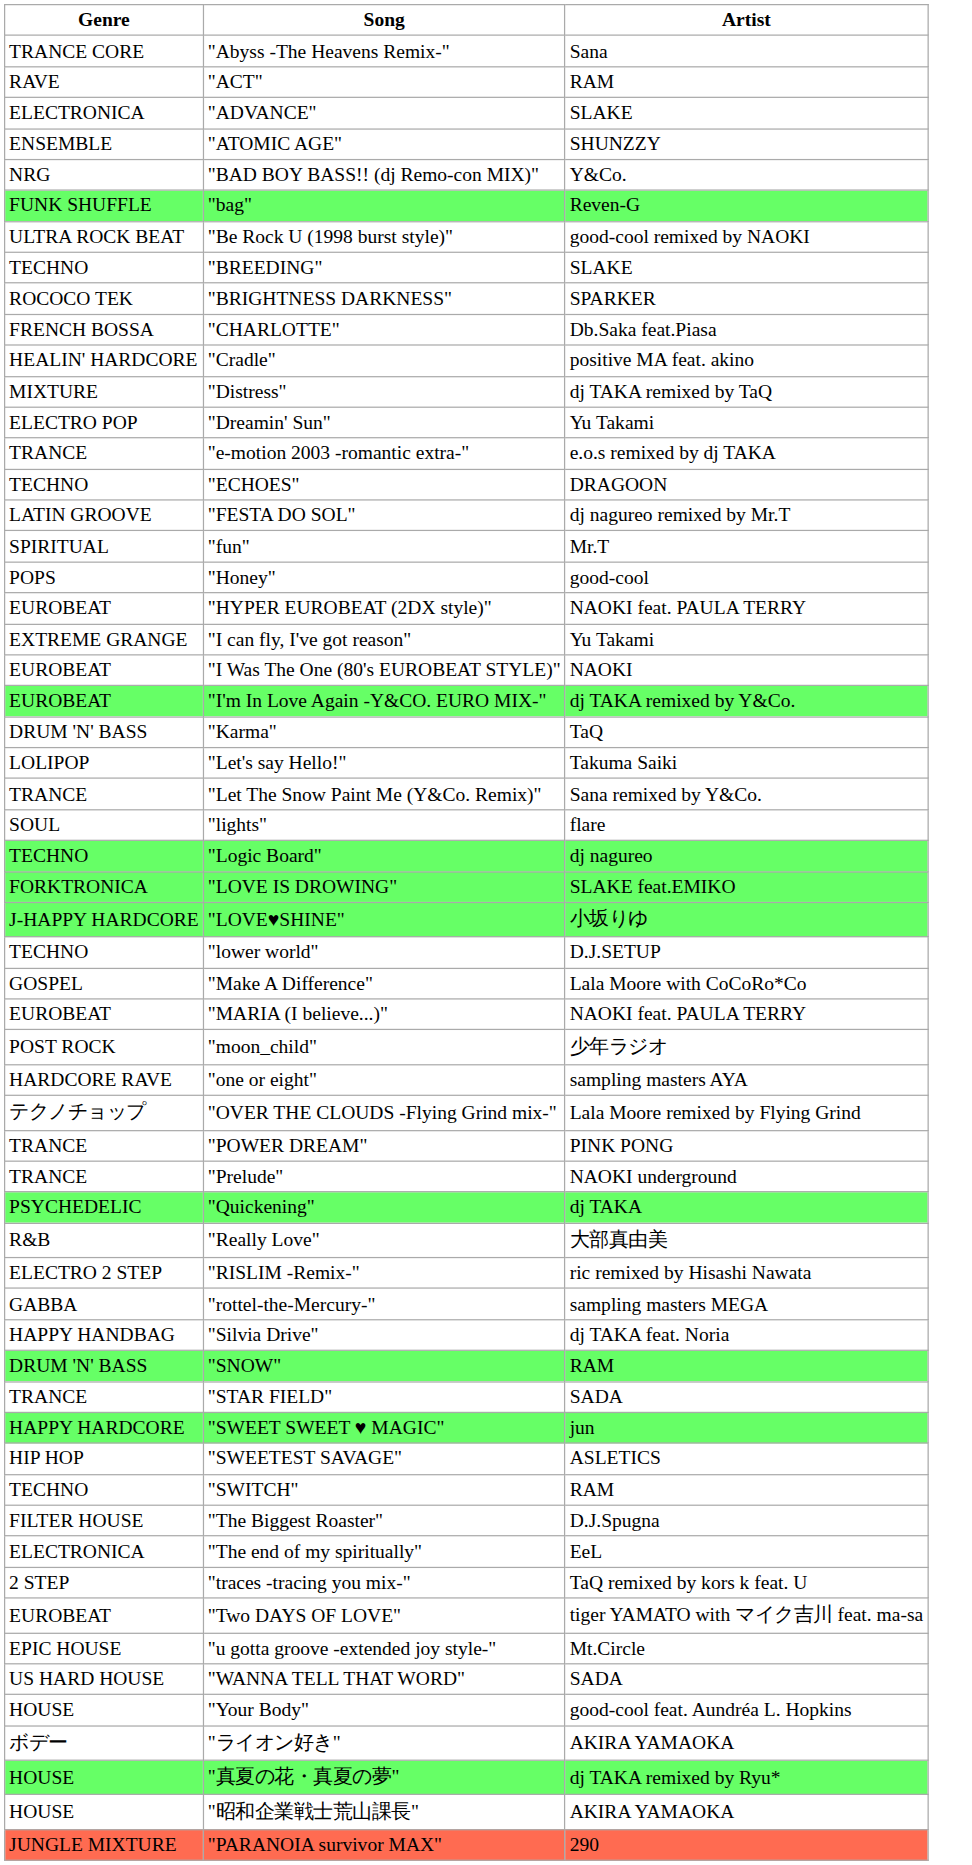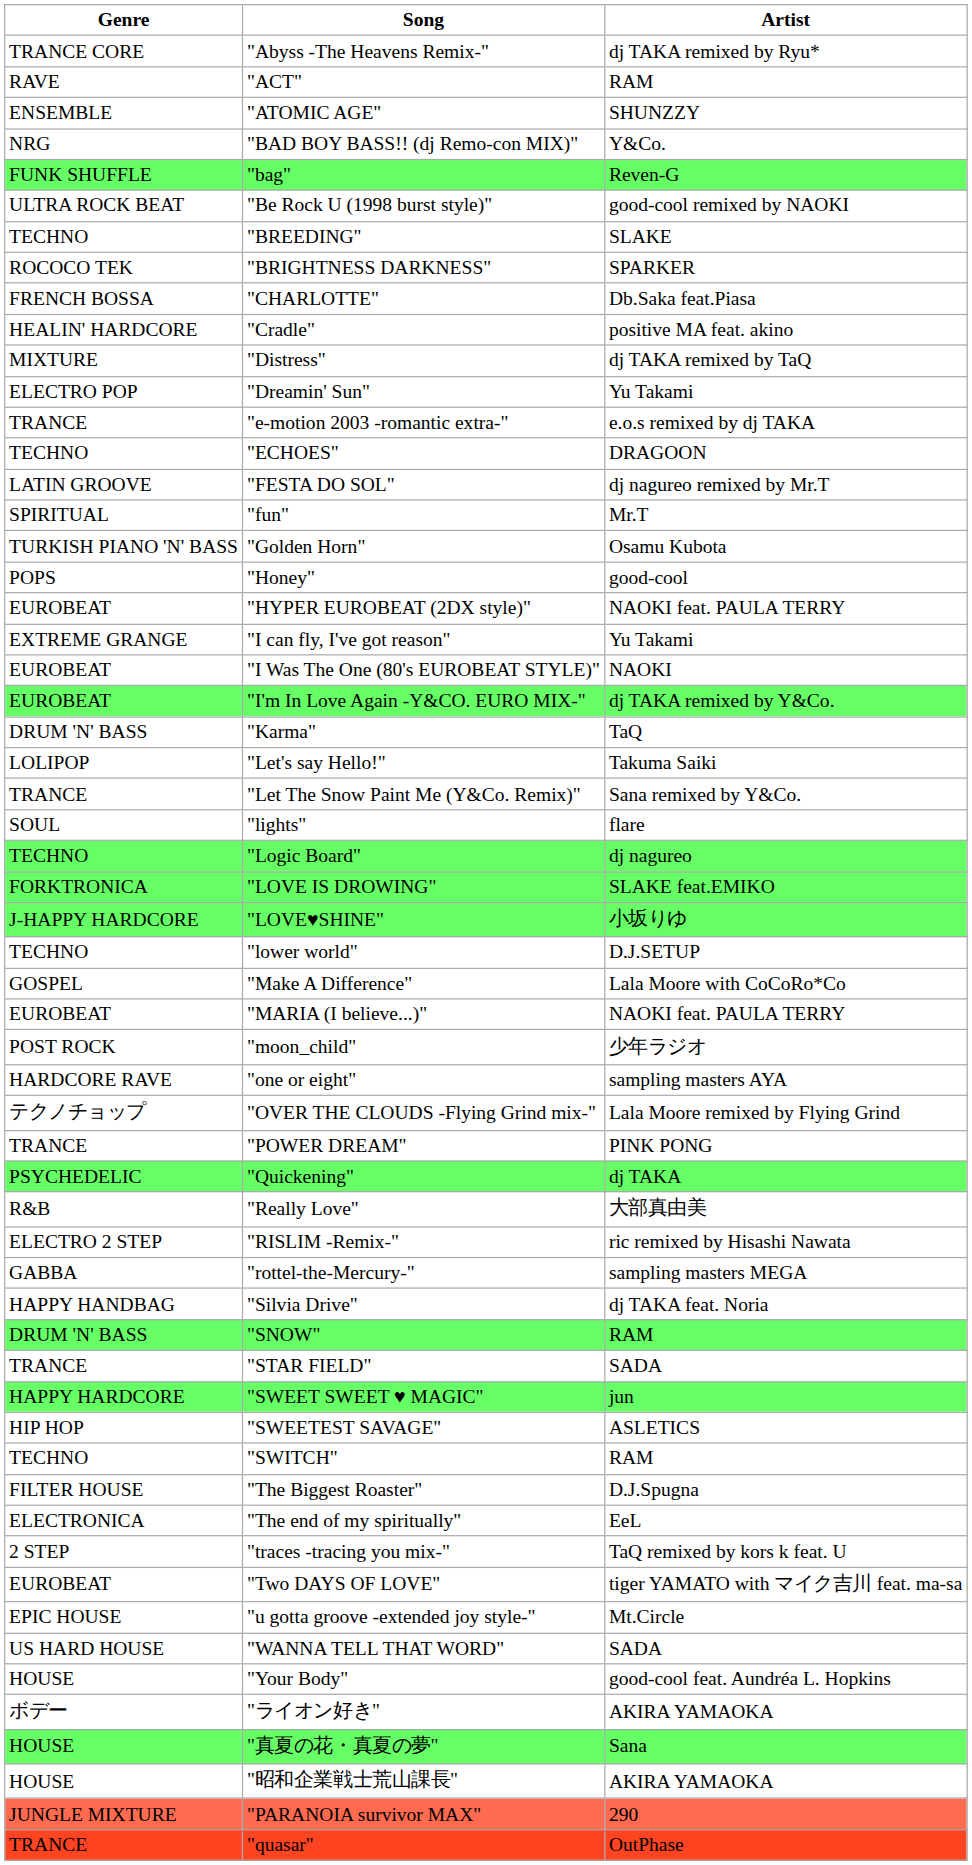(589, 50) Sana -> (714, 50) dj TAKA remixed by Ryu*
- row: (262, 112)
+ row: (306, 546)
- row: (246, 1176)
(675, 1777) dj TAKA remixed by Ryu* -> (628, 1746) Sana
+ row: (280, 1844)
